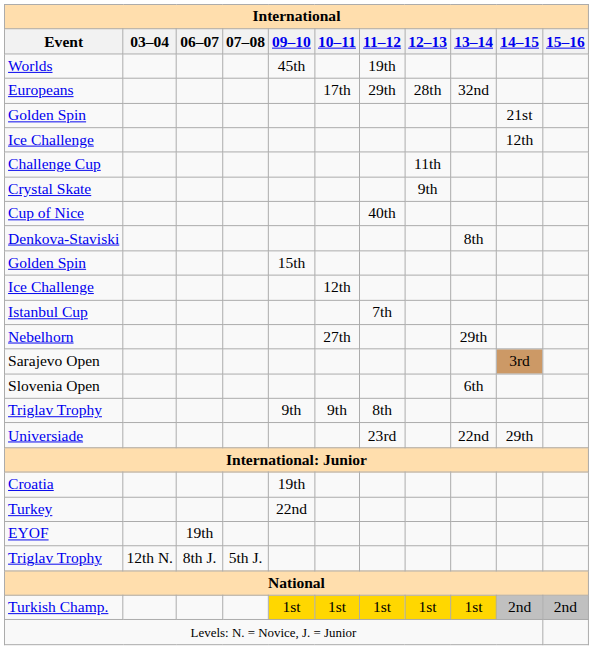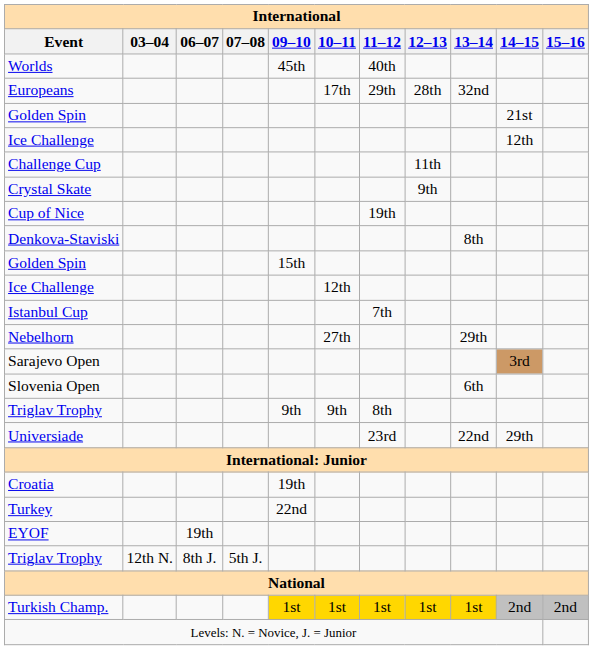(382, 66) 19th -> (382, 66) 40th
(382, 213) 40th -> (382, 213) 19th
